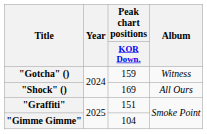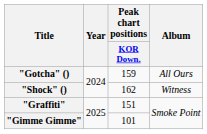(176, 74) Witness -> (176, 74) All Ours
(129, 90) 169 -> (129, 90) 162
(176, 90) All Ours -> (176, 90) Witness
(129, 120) 104 -> (129, 120) 101
